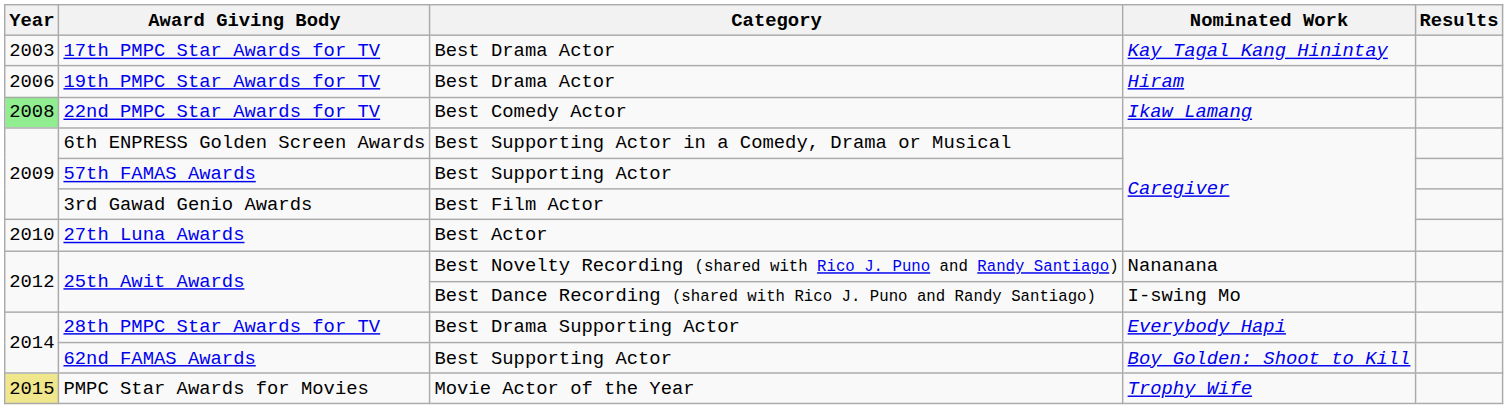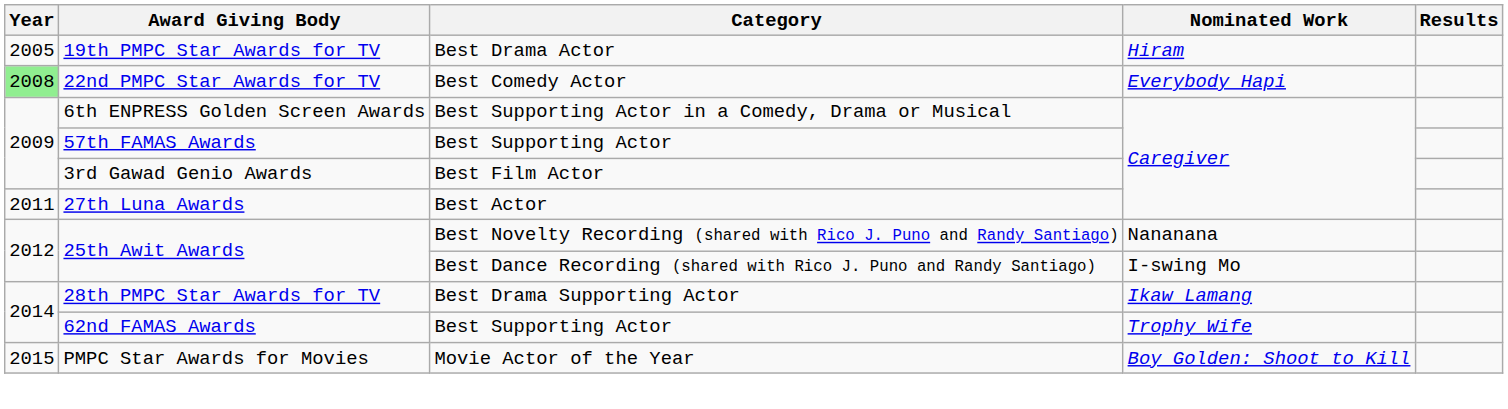- row: (222, 51)
(32, 82) 2006 -> (32, 51) 2005
(1190, 112) Ikaw Lamang -> (1207, 82) Everybody Hapi
(32, 235) 2010 -> (32, 204) 2011
(1207, 327) Everybody Hapi -> (1190, 297) Ikaw Lamang
(1269, 358) Boy Golden: Shoot to Kill -> (1190, 327) Trophy Wife
(32, 389) khaki background -> (32, 358) no background
(1190, 389) Trophy Wife -> (1269, 358) Boy Golden: Shoot to Kill
